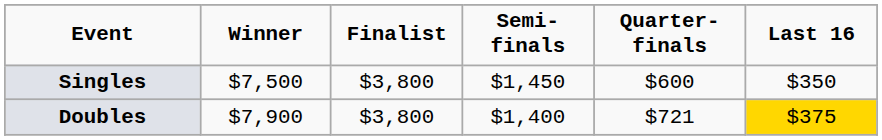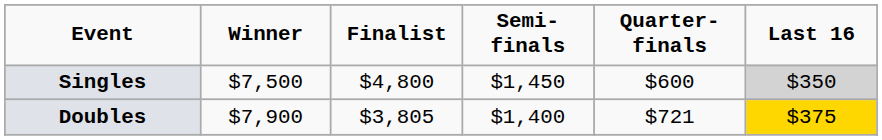(397, 82) $3,800 -> (397, 82) $4,800
(811, 82) no background -> (811, 82) lightgrey background
(397, 117) $3,800 -> (397, 117) $3,805
